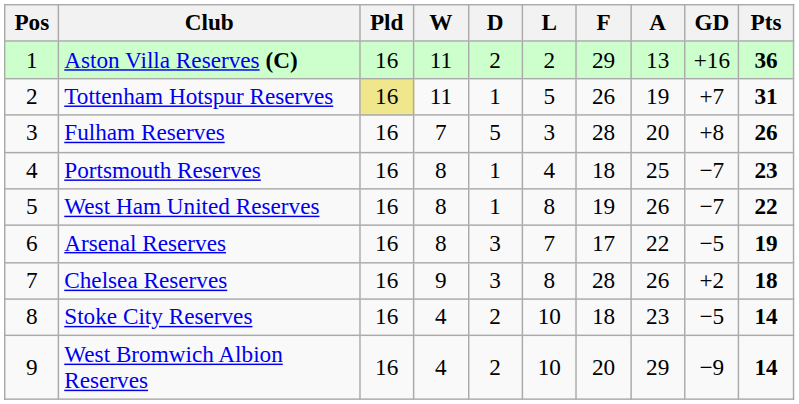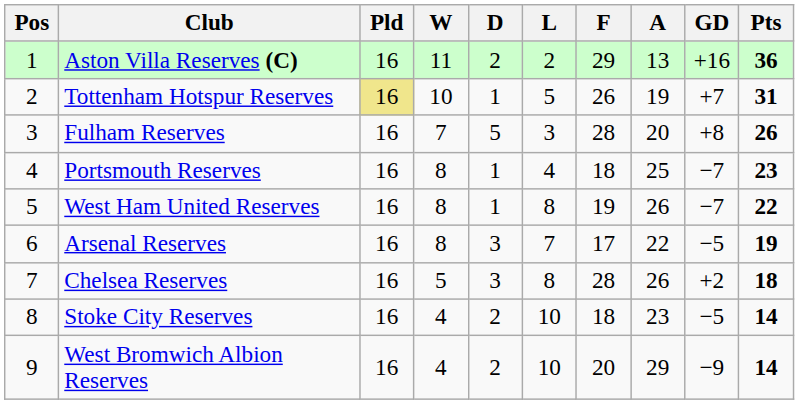(441, 96) 11 -> (441, 96) 10
(441, 280) 9 -> (441, 280) 5
